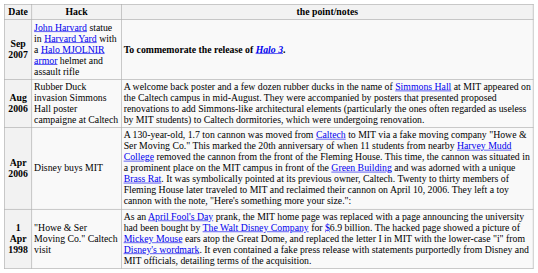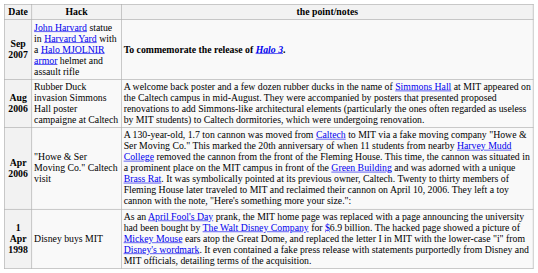(69, 168) Disney buys MIT -> (76, 168) "Howe & Ser Moving Co." Caltech visit
(76, 238) "Howe & Ser Moving Co." Caltech visit -> (69, 238) Disney buys MIT
